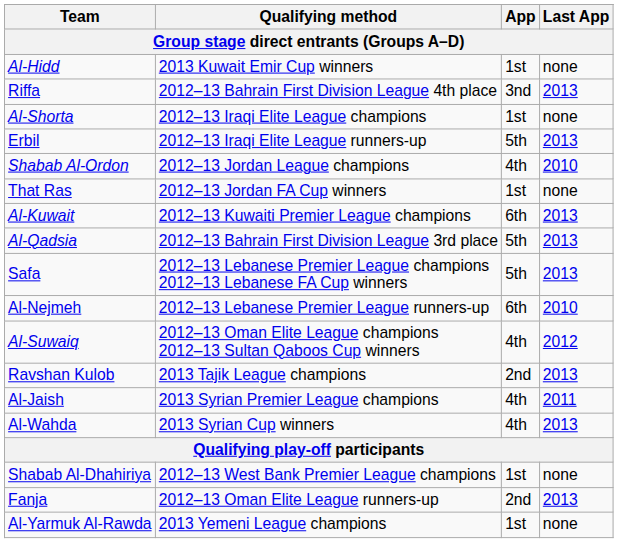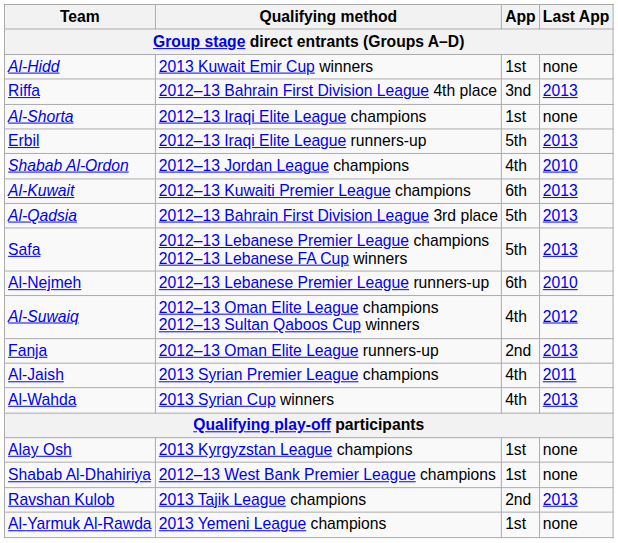- row: (40, 191)
rows swapped: (28, 499) <-> (61, 375)
+ row: (40, 450)
